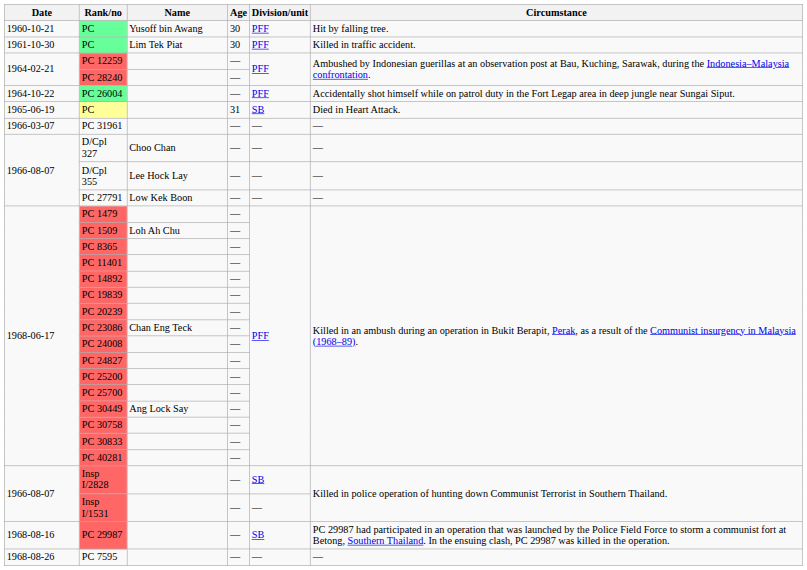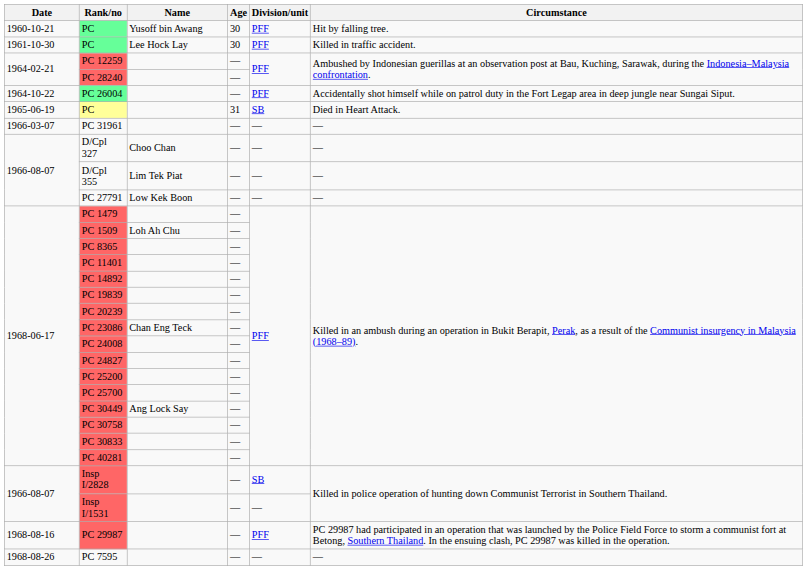(156, 45) Lim Tek Piat -> (159, 45) Lee Hock Lay
(159, 176) Lee Hock Lay -> (156, 176) Lim Tek Piat
(258, 535) SB -> (260, 535) PFF
